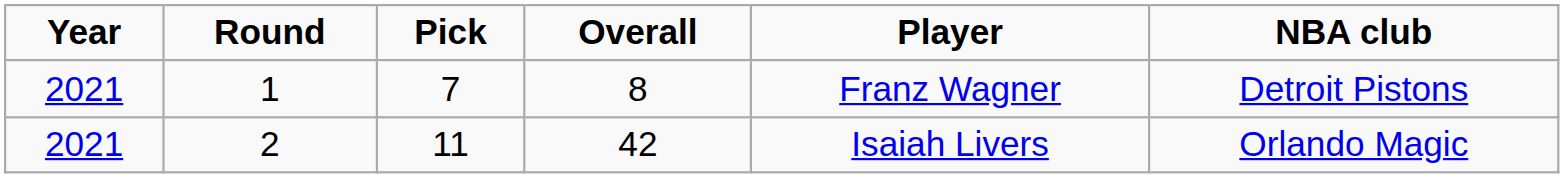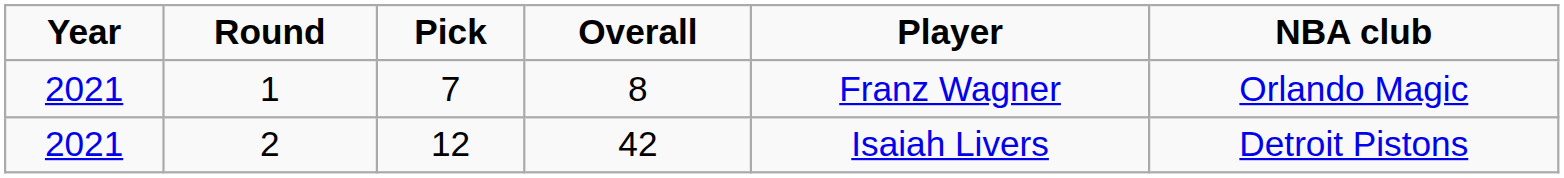(1354, 88) Detroit Pistons -> (1354, 88) Orlando Magic
(451, 144) 11 -> (451, 144) 12
(1354, 144) Orlando Magic -> (1354, 144) Detroit Pistons
